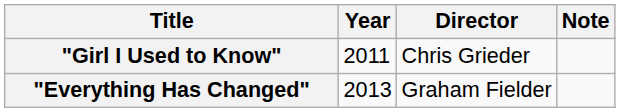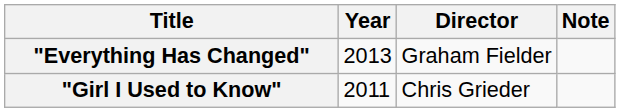rows swapped: (172, 55) <-> (172, 90)
